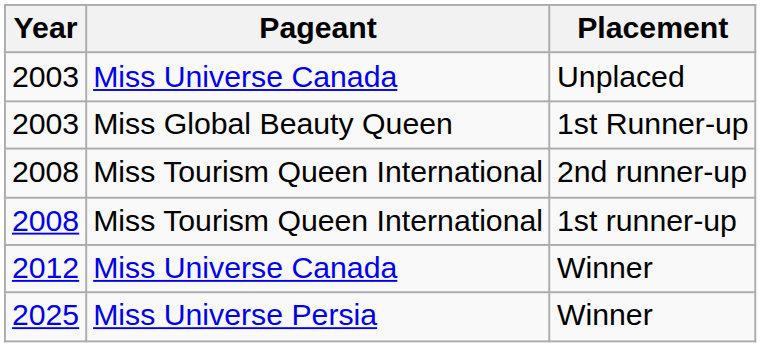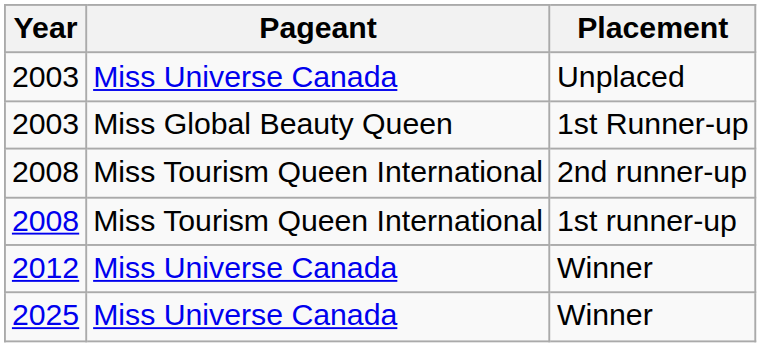(235, 316) Miss Universe Persia -> (245, 316) Miss Universe Canada
